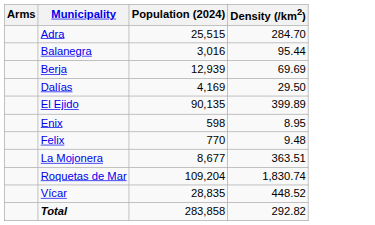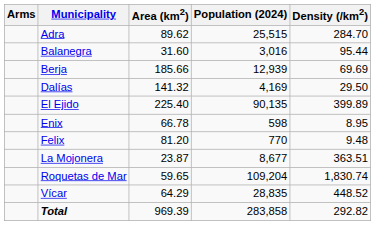+ column: (160, 14)
